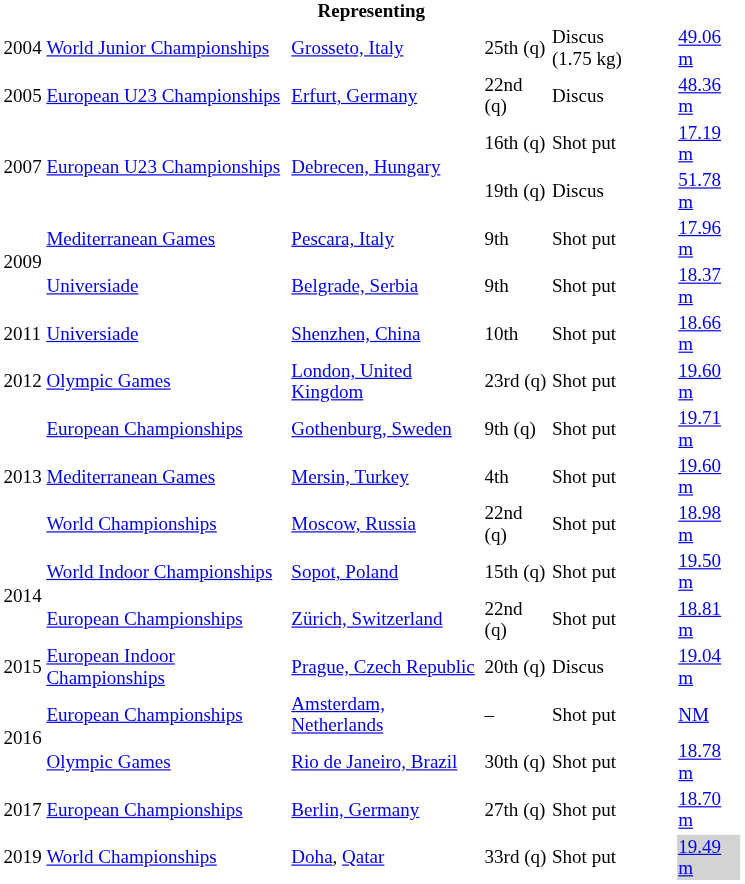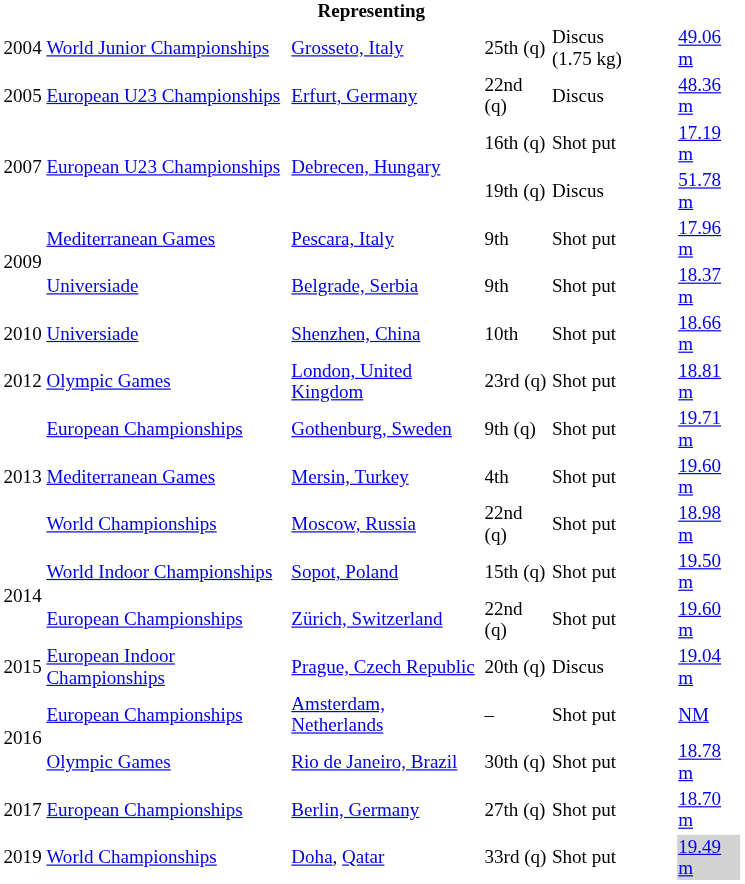(22, 333) 2011 -> (23, 333) 2010
(700, 381) 19.60 m -> (700, 381) 18.81 m
(700, 619) 18.81 m -> (700, 619) 19.60 m
